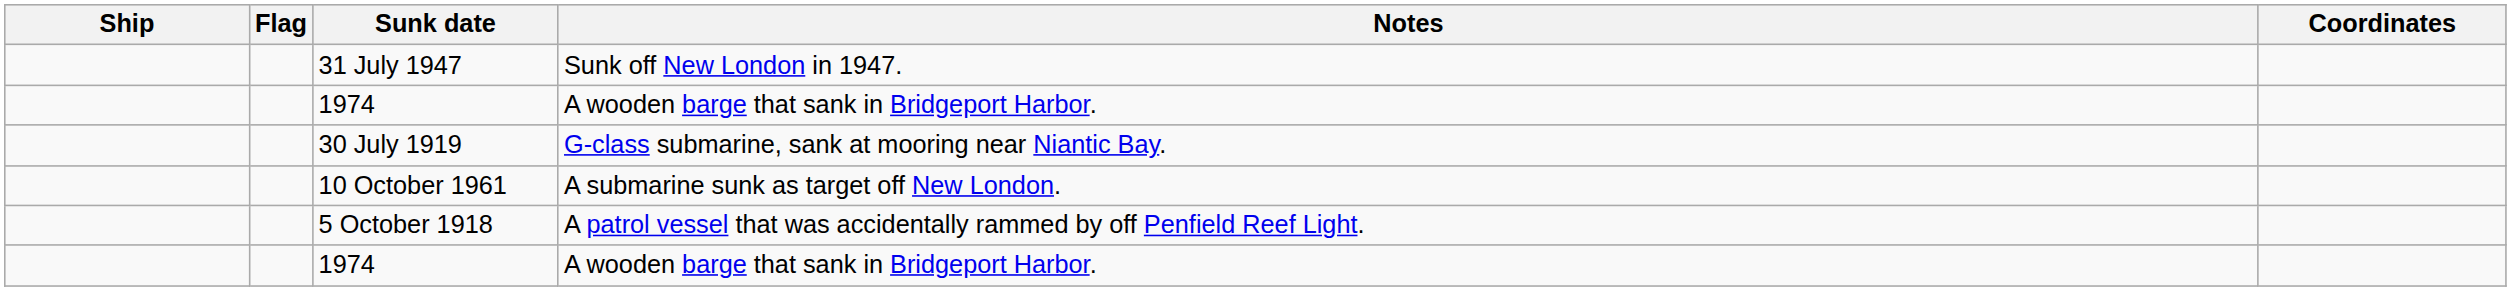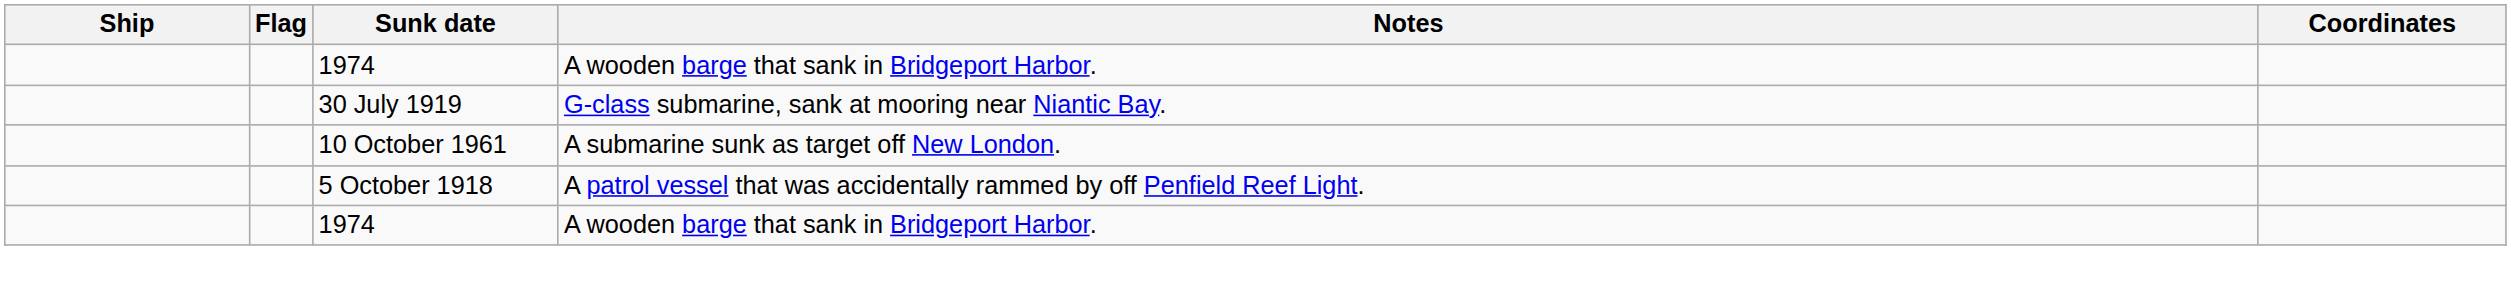- row: (390, 64)
